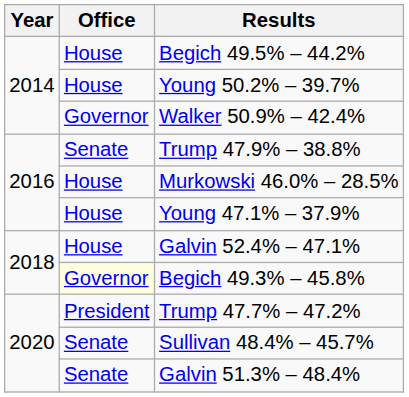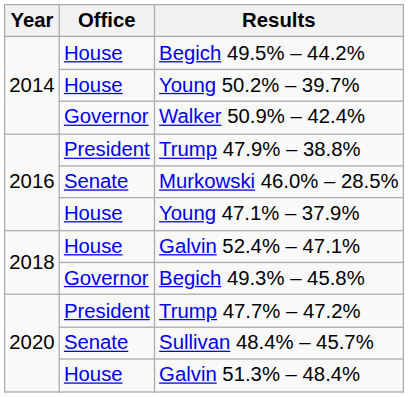(96, 149) Senate -> (107, 149) President
(93, 181) House -> (96, 181) Senate
(106, 278) lightyellow background -> (106, 278) no background
(96, 375) Senate -> (93, 375) House
